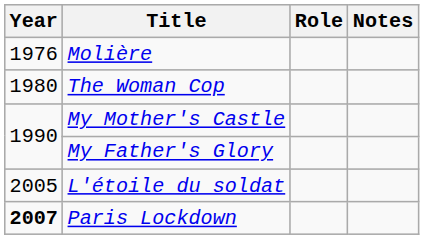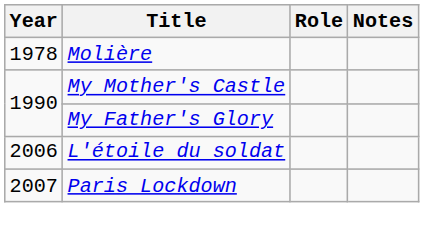(34, 54) 1976 -> (34, 54) 1978
- row: (146, 87)
(34, 185) 2005 -> (34, 153) 2006
(34, 218) bold -> (34, 185) normal
